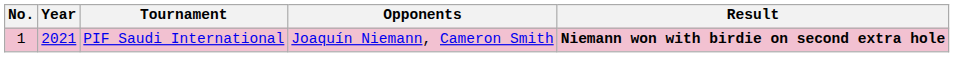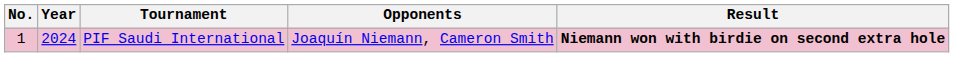(59, 40) 2021 -> (59, 40) 2024
